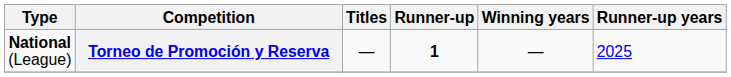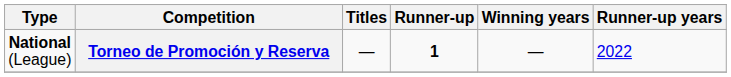(614, 51) 2025 -> (614, 51) 2022
